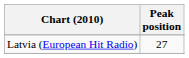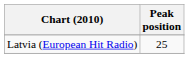(162, 44) 27 -> (162, 44) 25
